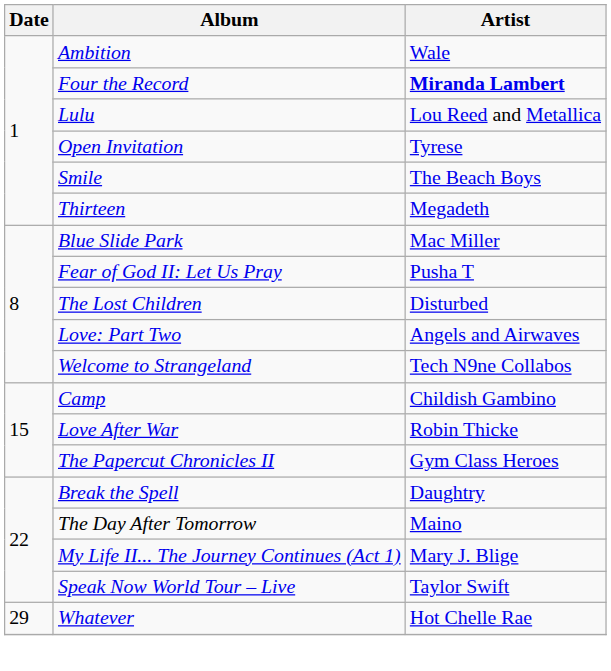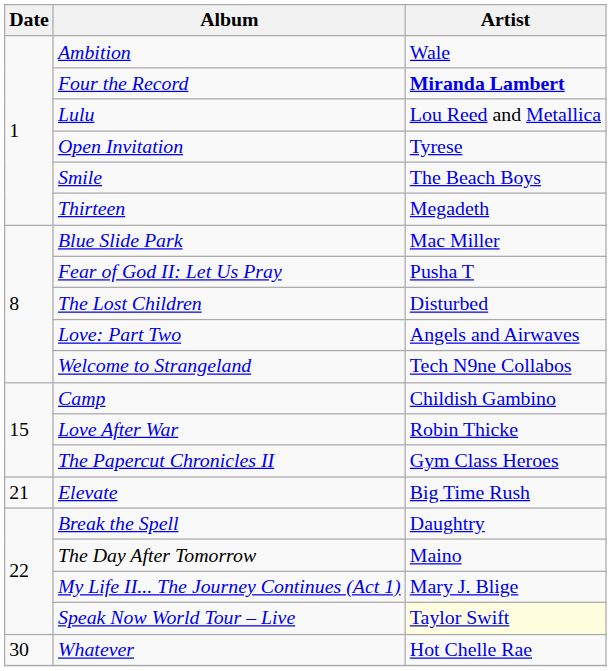+ row: (88, 492)
(460, 586) no background -> (460, 618) lightyellow background
(19, 618) 29 -> (19, 649) 30
